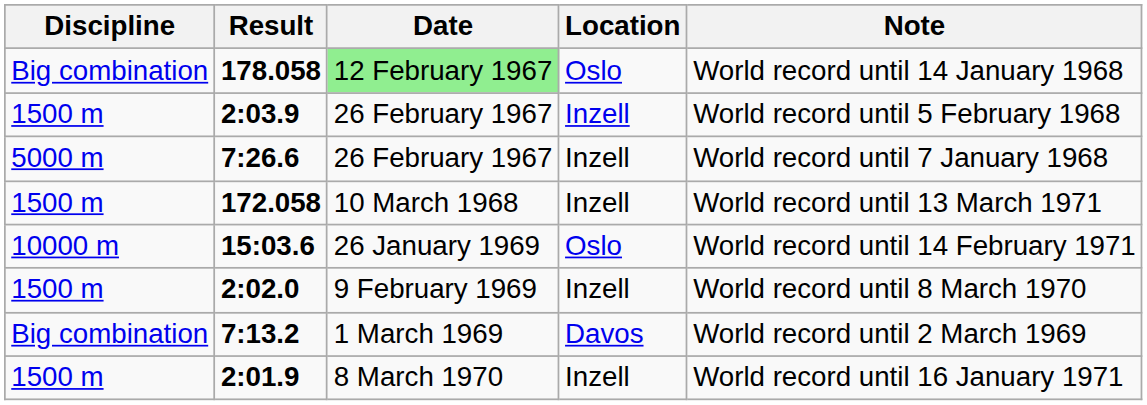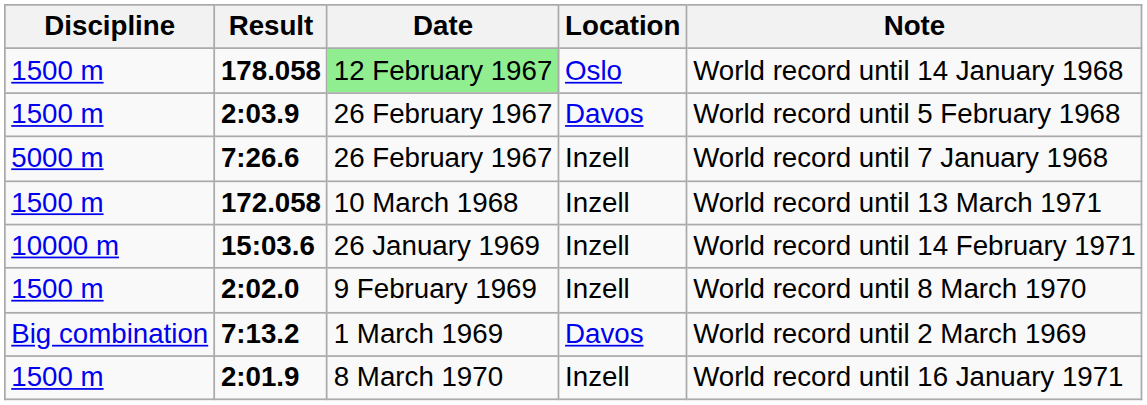(110, 70) Big combination -> (57, 70) 1500 m
(597, 114) Inzell -> (604, 114) Davos
(594, 245) Oslo -> (597, 245) Inzell
